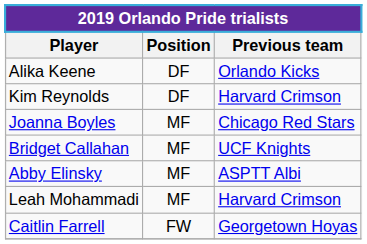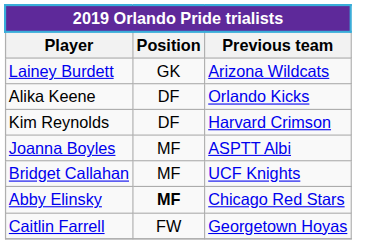+ row: (61, 71)
(286, 123) Chicago Red Stars -> (250, 148) ASPTT Albi
(179, 174) normal -> (169, 200) bold
(260, 174) ASPTT Albi -> (276, 200) Chicago Red Stars
- row: (74, 200)
